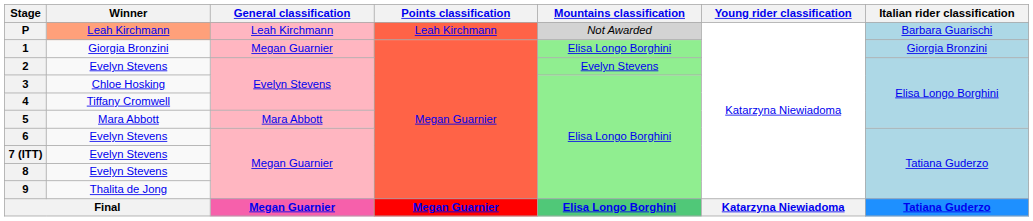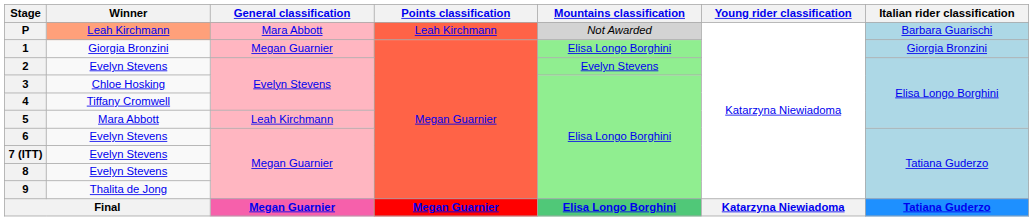(292, 31) Leah Kirchmann -> (292, 31) Mara Abbott
(292, 119) Mara Abbott -> (292, 119) Leah Kirchmann
